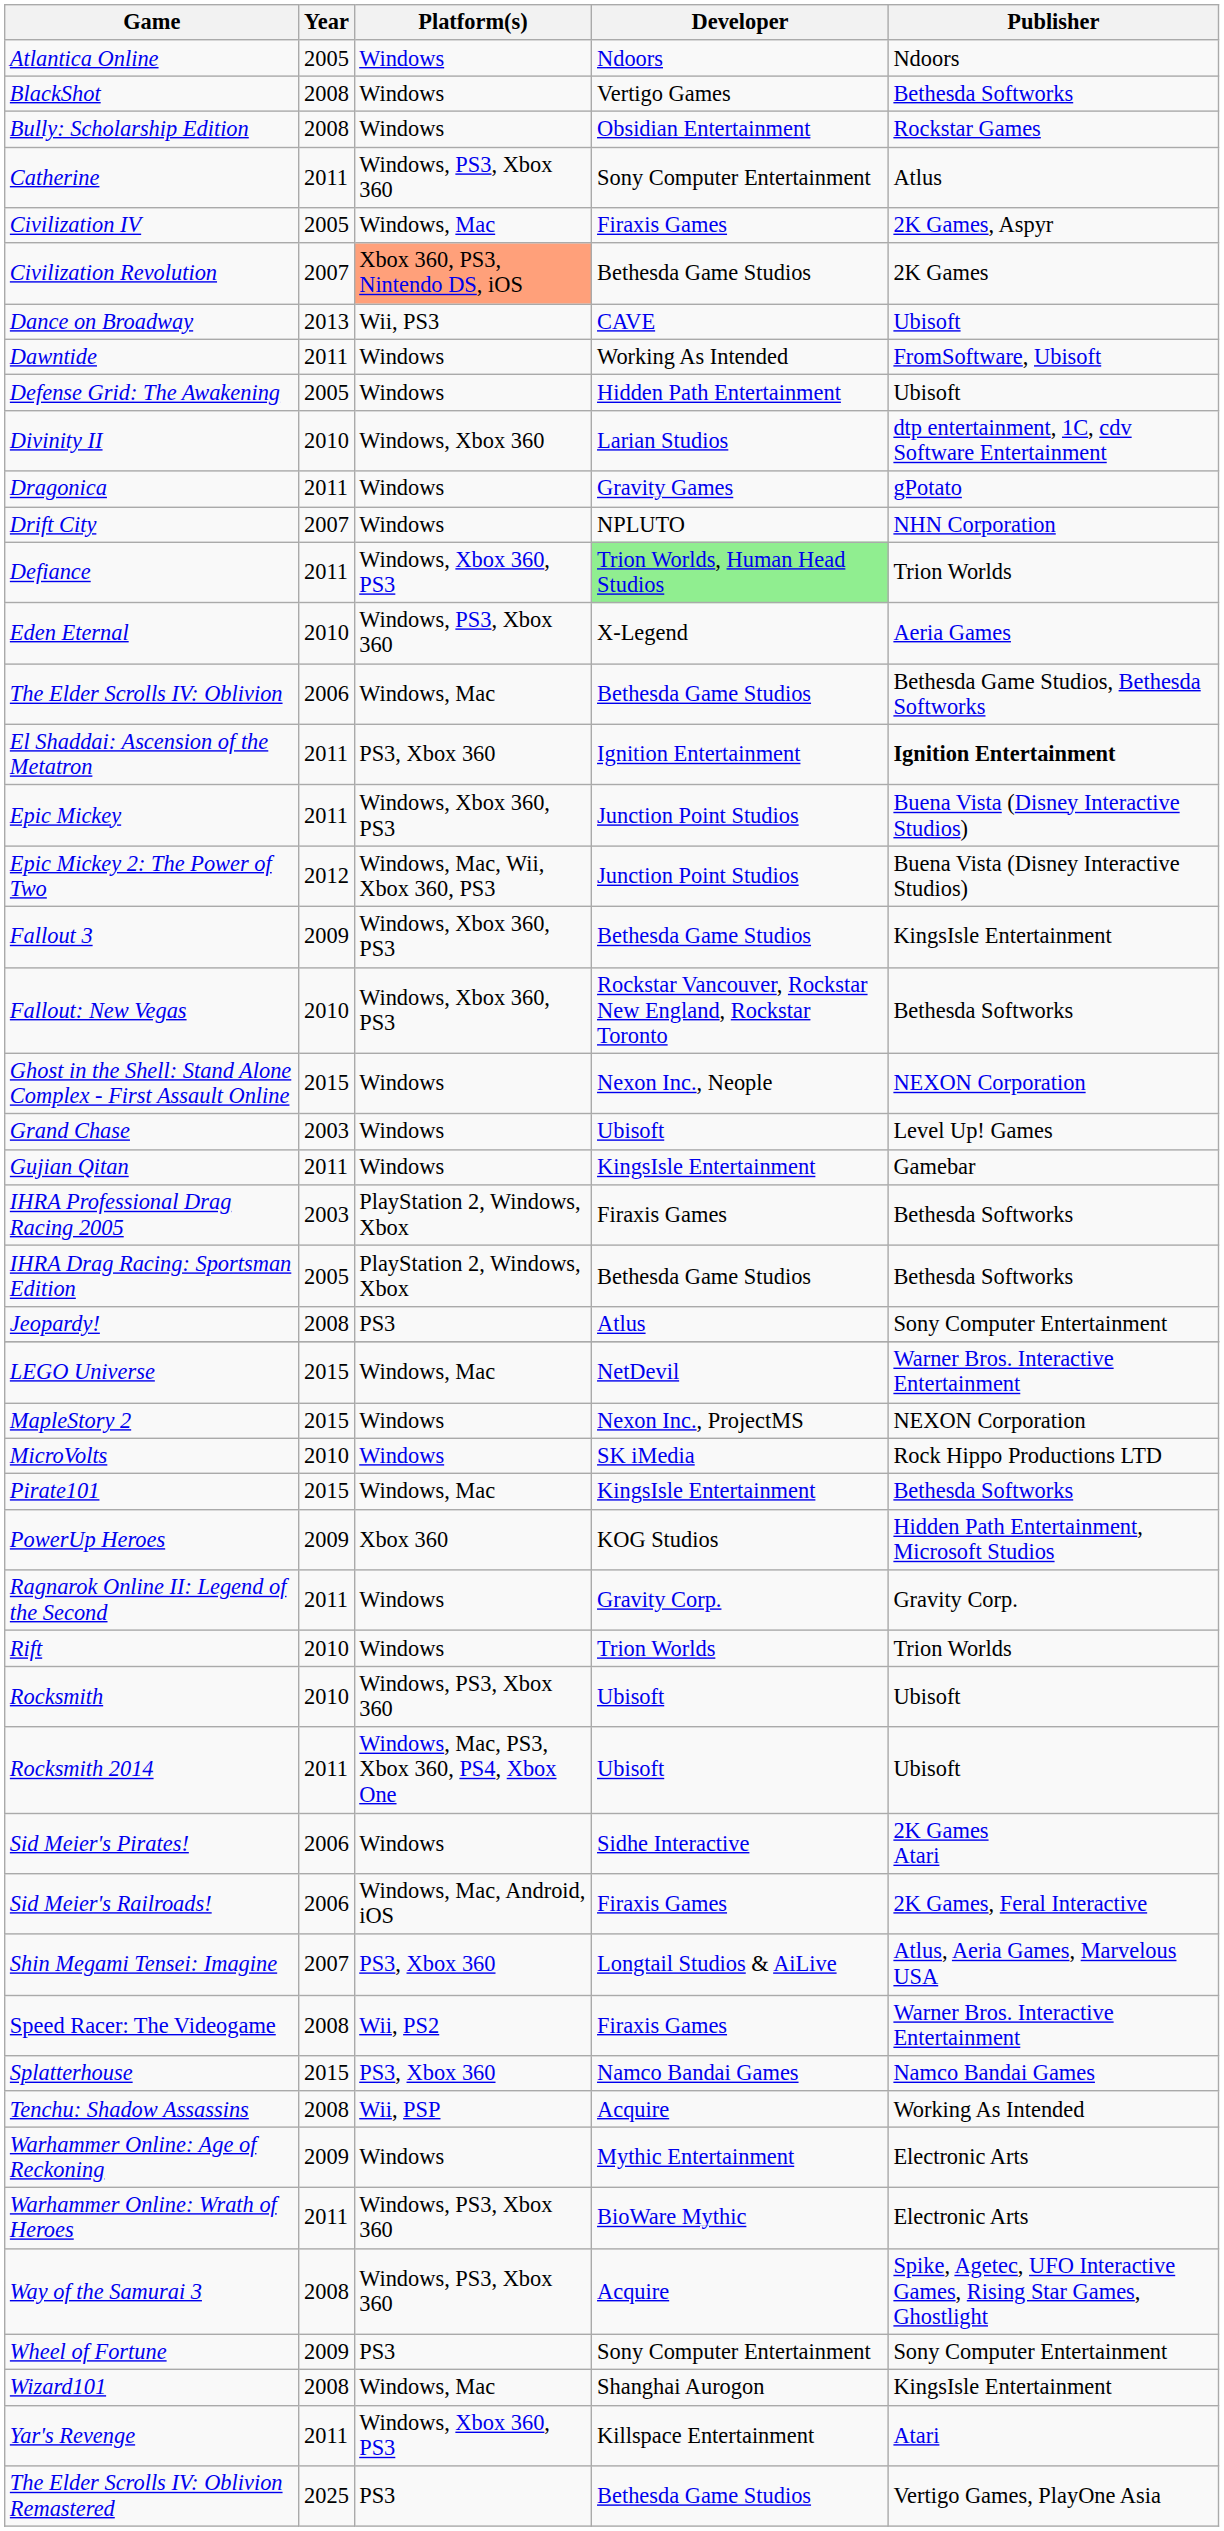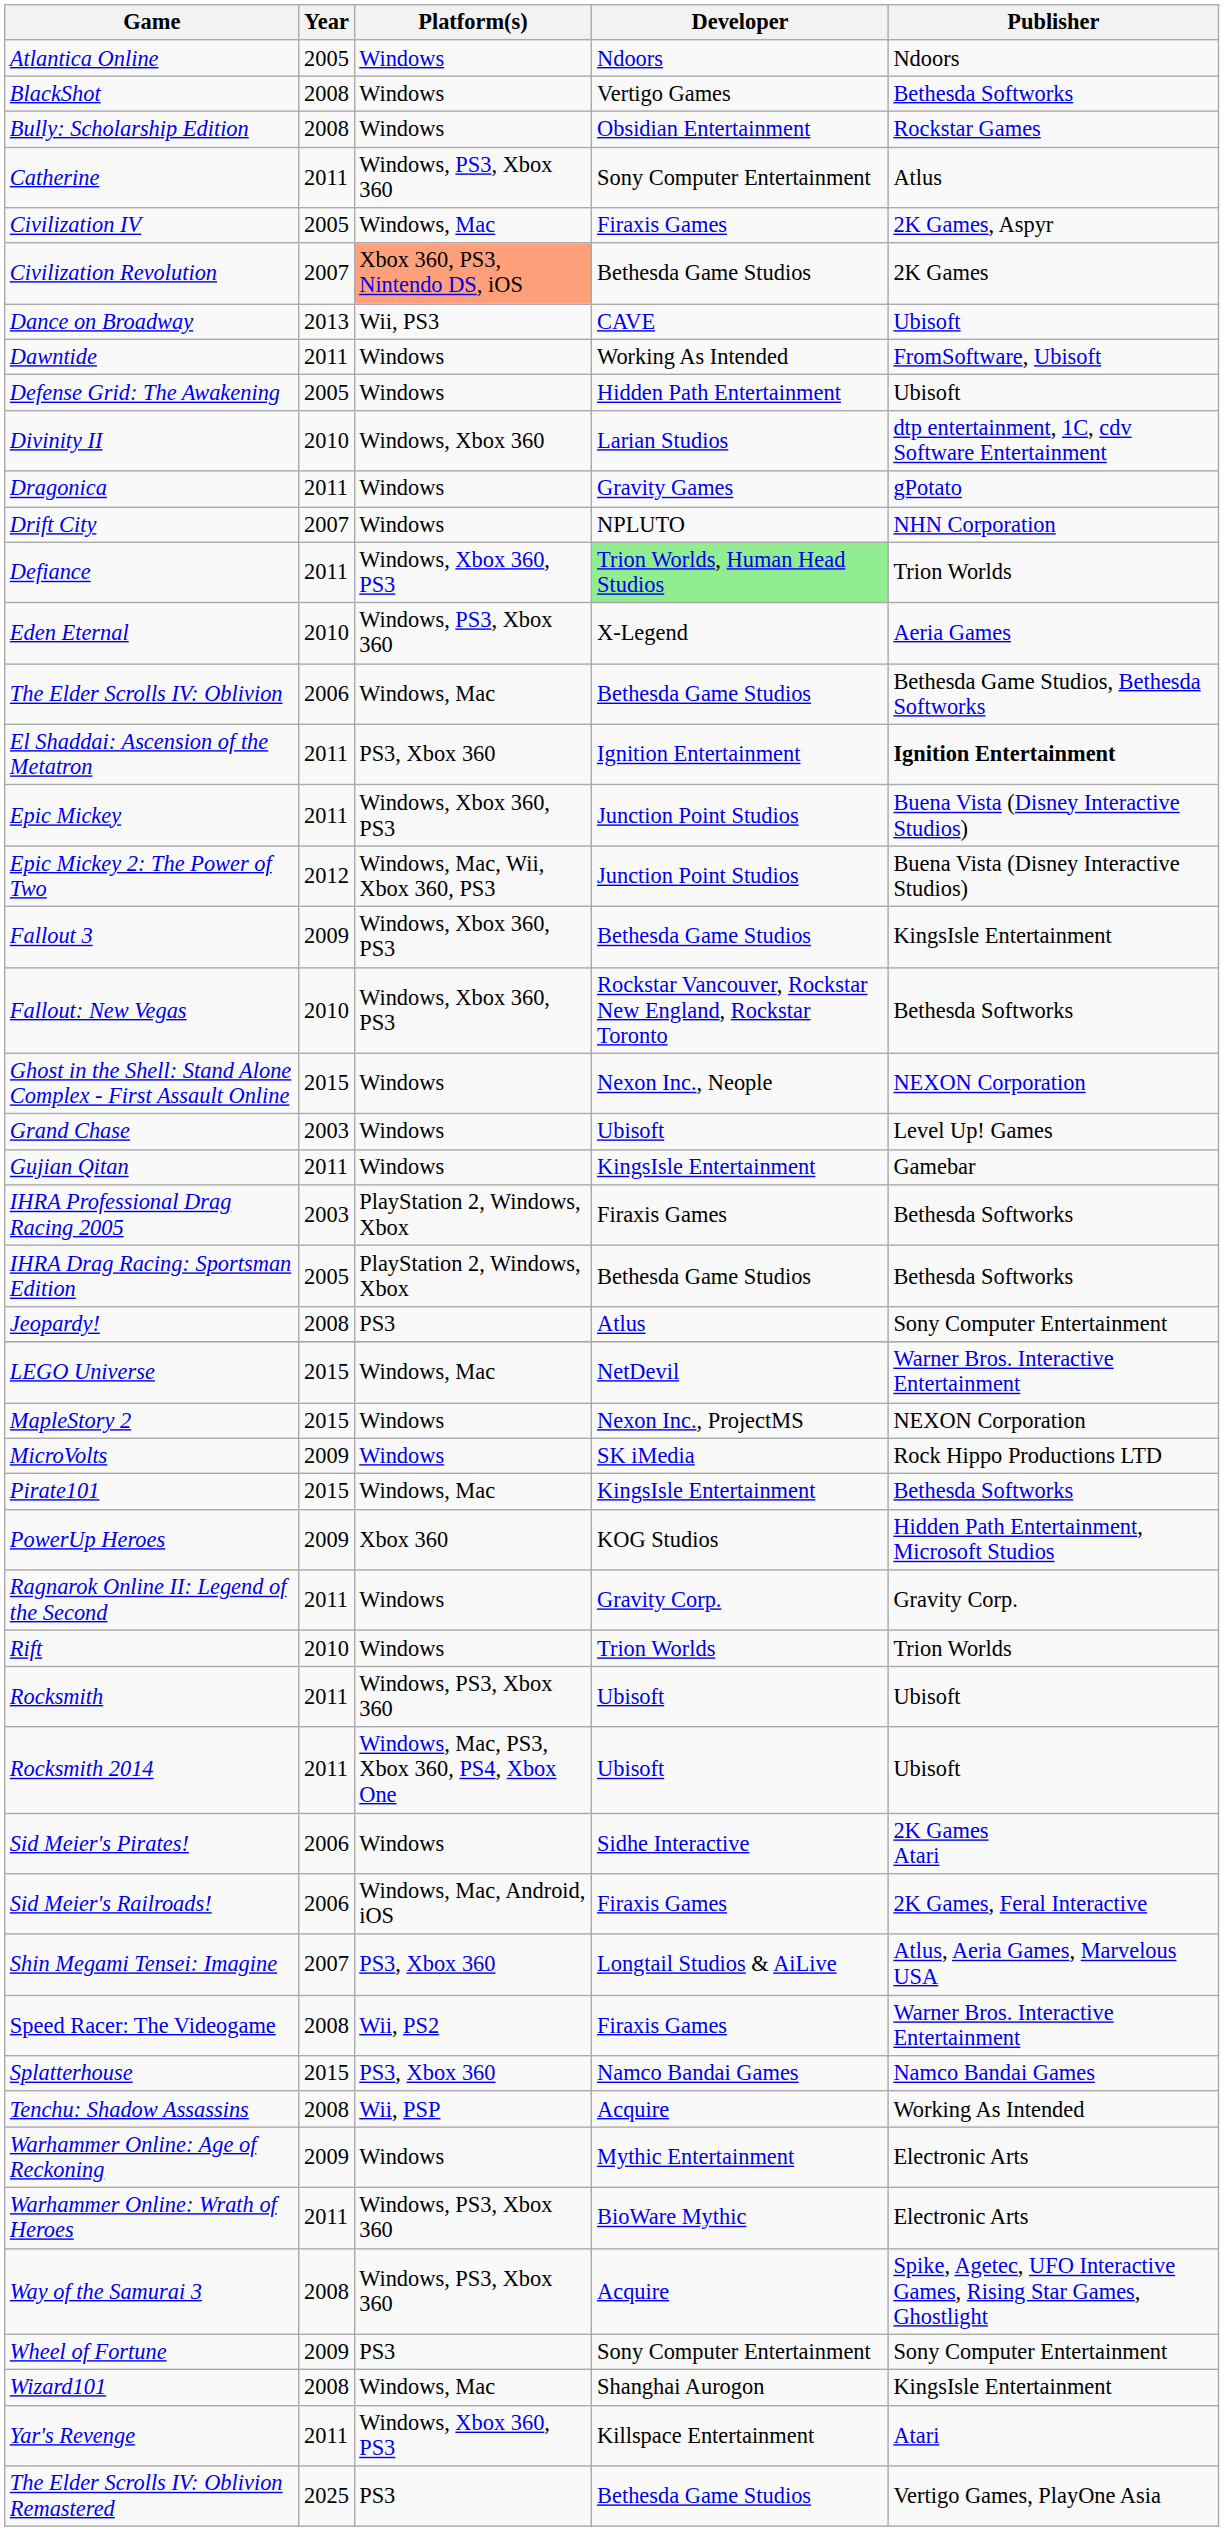(326, 1455) 2010 -> (326, 1455) 2009
(326, 1696) 2010 -> (326, 1696) 2011
